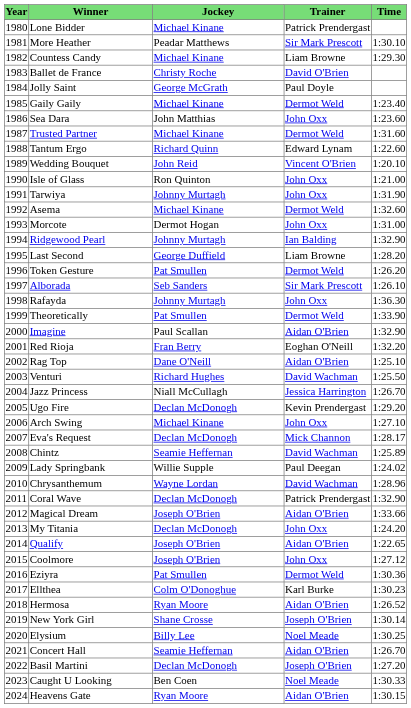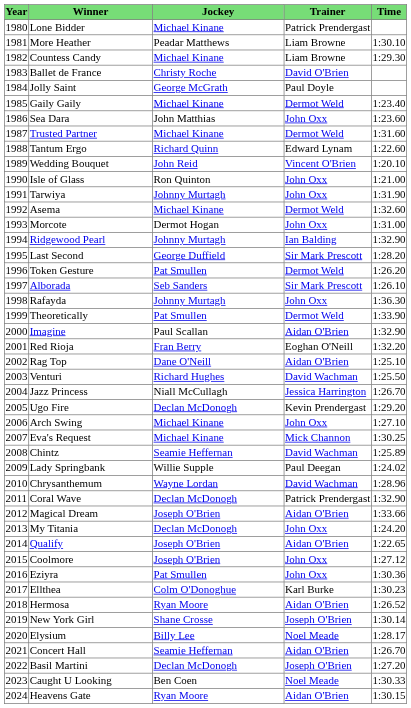(324, 42) Sir Mark Prescott -> (315, 42) Liam Browne
(315, 255) Liam Browne -> (324, 255) Sir Mark Prescott
(195, 437) Declan McDonogh -> (189, 437) Michael Kinane
(389, 437) 1:28.17 -> (389, 437) 1:30.25
(314, 574) Dermot Weld -> (306, 574) John Oxx
(389, 635) 1:30.25 -> (389, 635) 1:28.17
